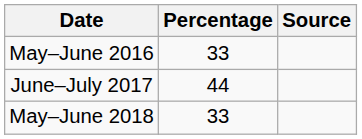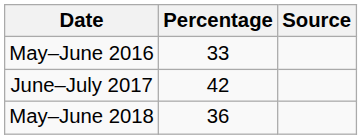(218, 85) 44 -> (218, 85) 42
(218, 117) 33 -> (218, 117) 36
